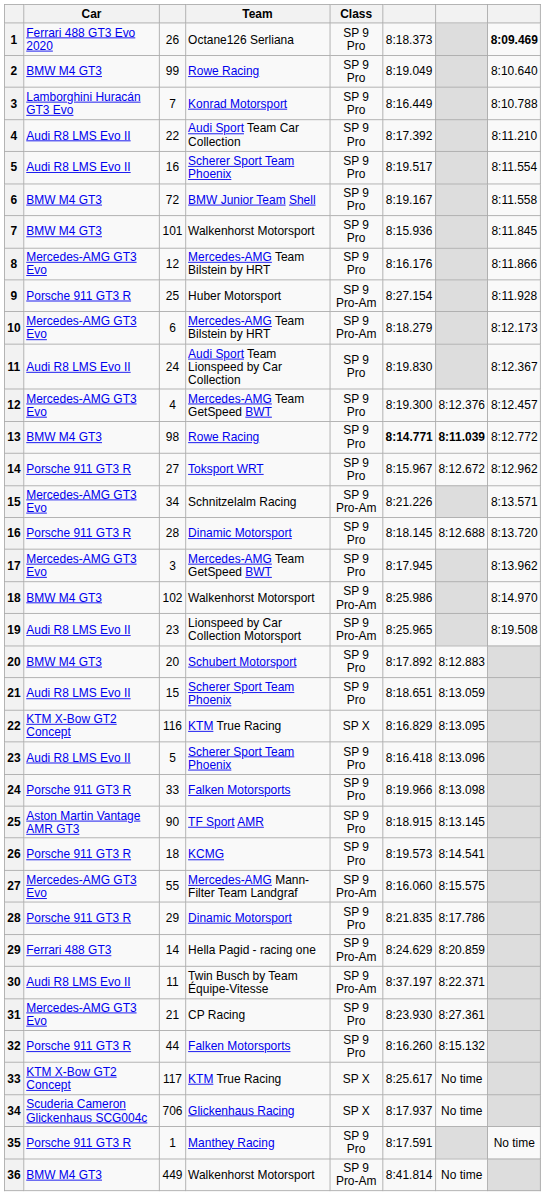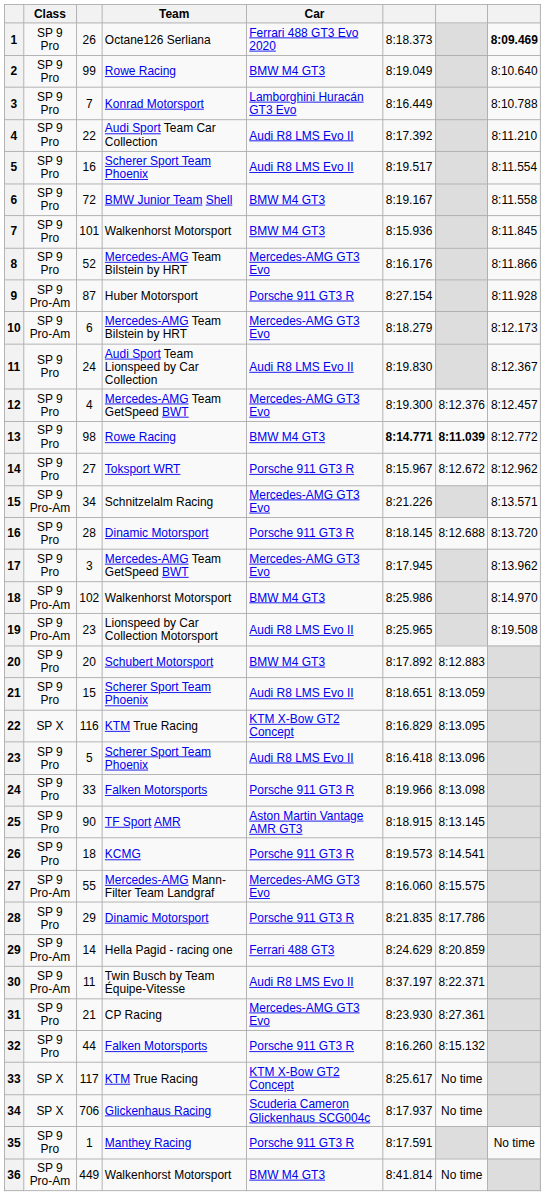columns swapped: (356, 13) <-> (92, 13)
(172, 263) 12 -> (89, 263) 52
(172, 295) 25 -> (89, 295) 87
